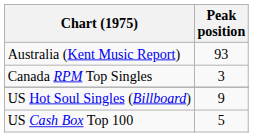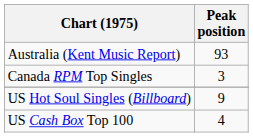(221, 120) 5 -> (221, 120) 4
